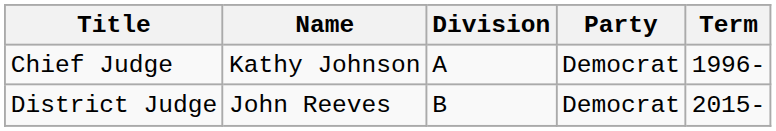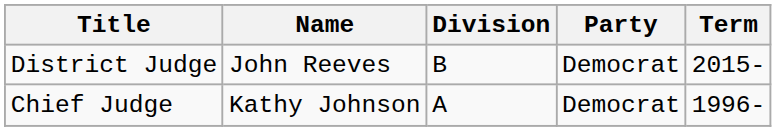rows swapped: (92, 65) <-> (114, 105)
